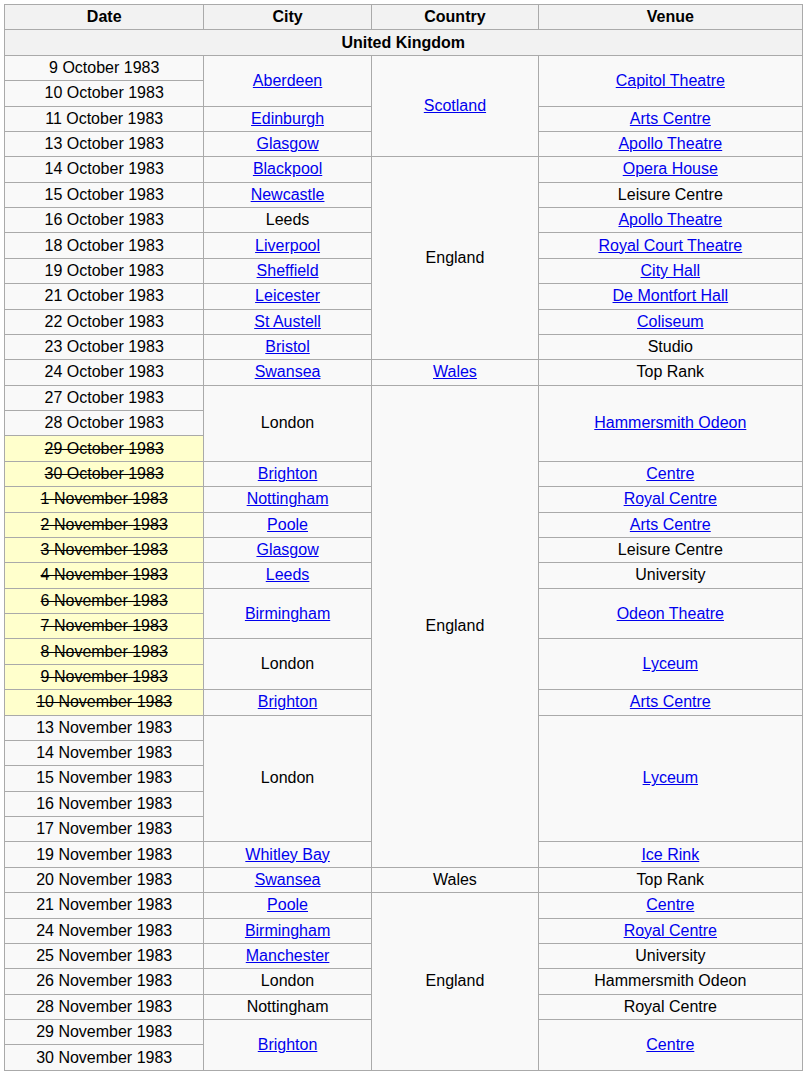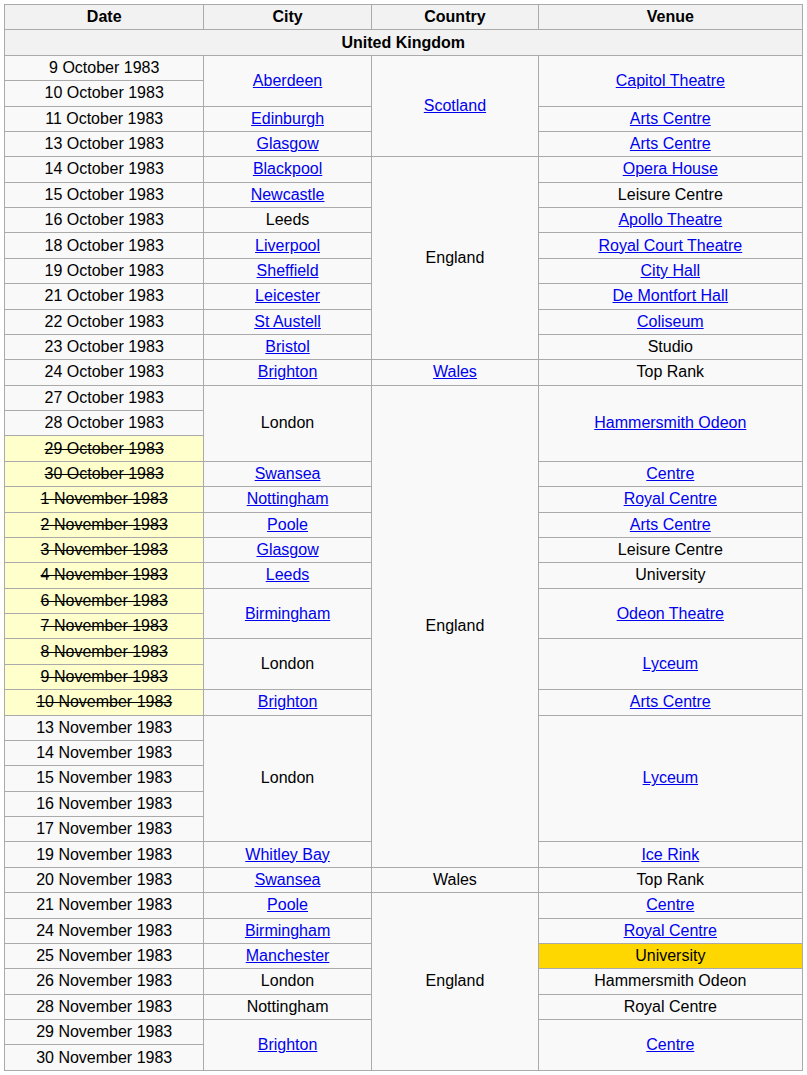(670, 144) Apollo Theatre -> (670, 144) Arts Centre
(288, 372) Swansea -> (288, 372) Brighton
(288, 473) Brighton -> (288, 473) Swansea
(670, 956) no background -> (670, 956) gold background
